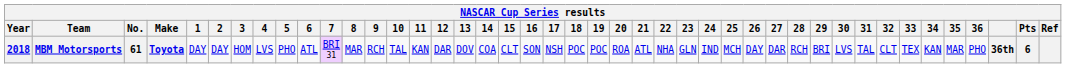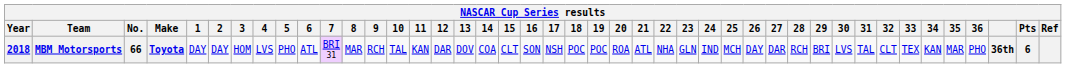(136, 49) 61 -> (136, 49) 66
